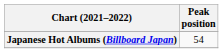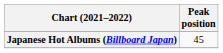(199, 39) 54 -> (199, 39) 45
